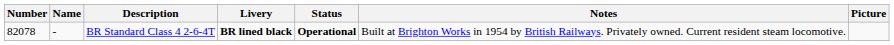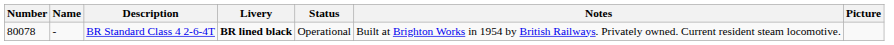(21, 31) 82078 -> (21, 31) 80078
(327, 31) bold -> (324, 31) normal
